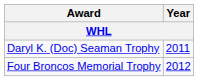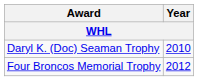(178, 48) 2011 -> (178, 48) 2010
